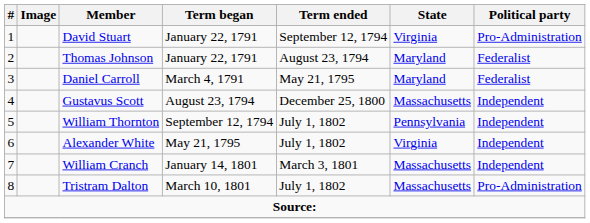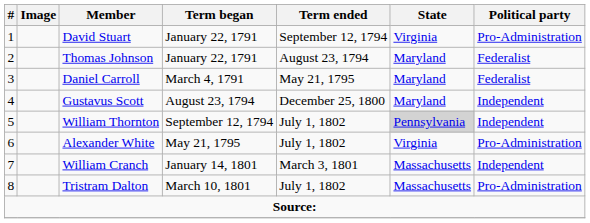(432, 100) Massachusetts -> (420, 100) Maryland
(429, 121) no background -> (429, 121) lightgrey background
(510, 143) Independent -> (530, 143) Pro-Administration
